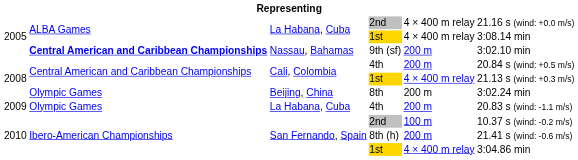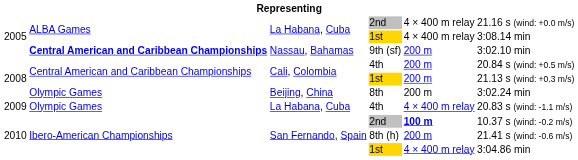(439, 79) 4 × 400 m relay -> (418, 79) 200 m
(418, 107) 200 m -> (439, 107) 4 × 400 m relay
(418, 121) normal -> (418, 121) bold
